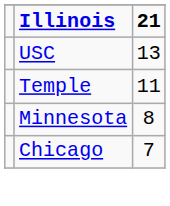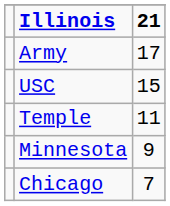+ row: (43, 54)
(149, 54) 13 -> (149, 86) 15
(149, 119) 8 -> (149, 152) 9
